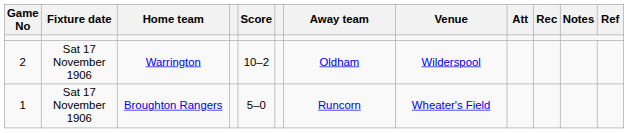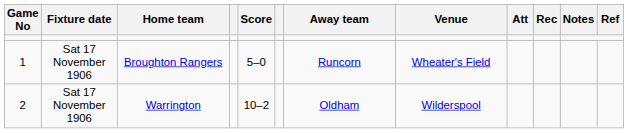rows swapped: (173, 105) <-> (173, 62)
